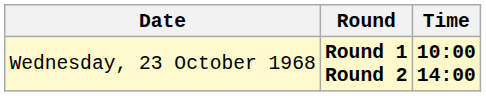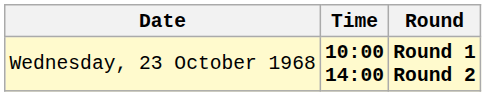columns swapped: (446, 21) <-> (366, 21)
